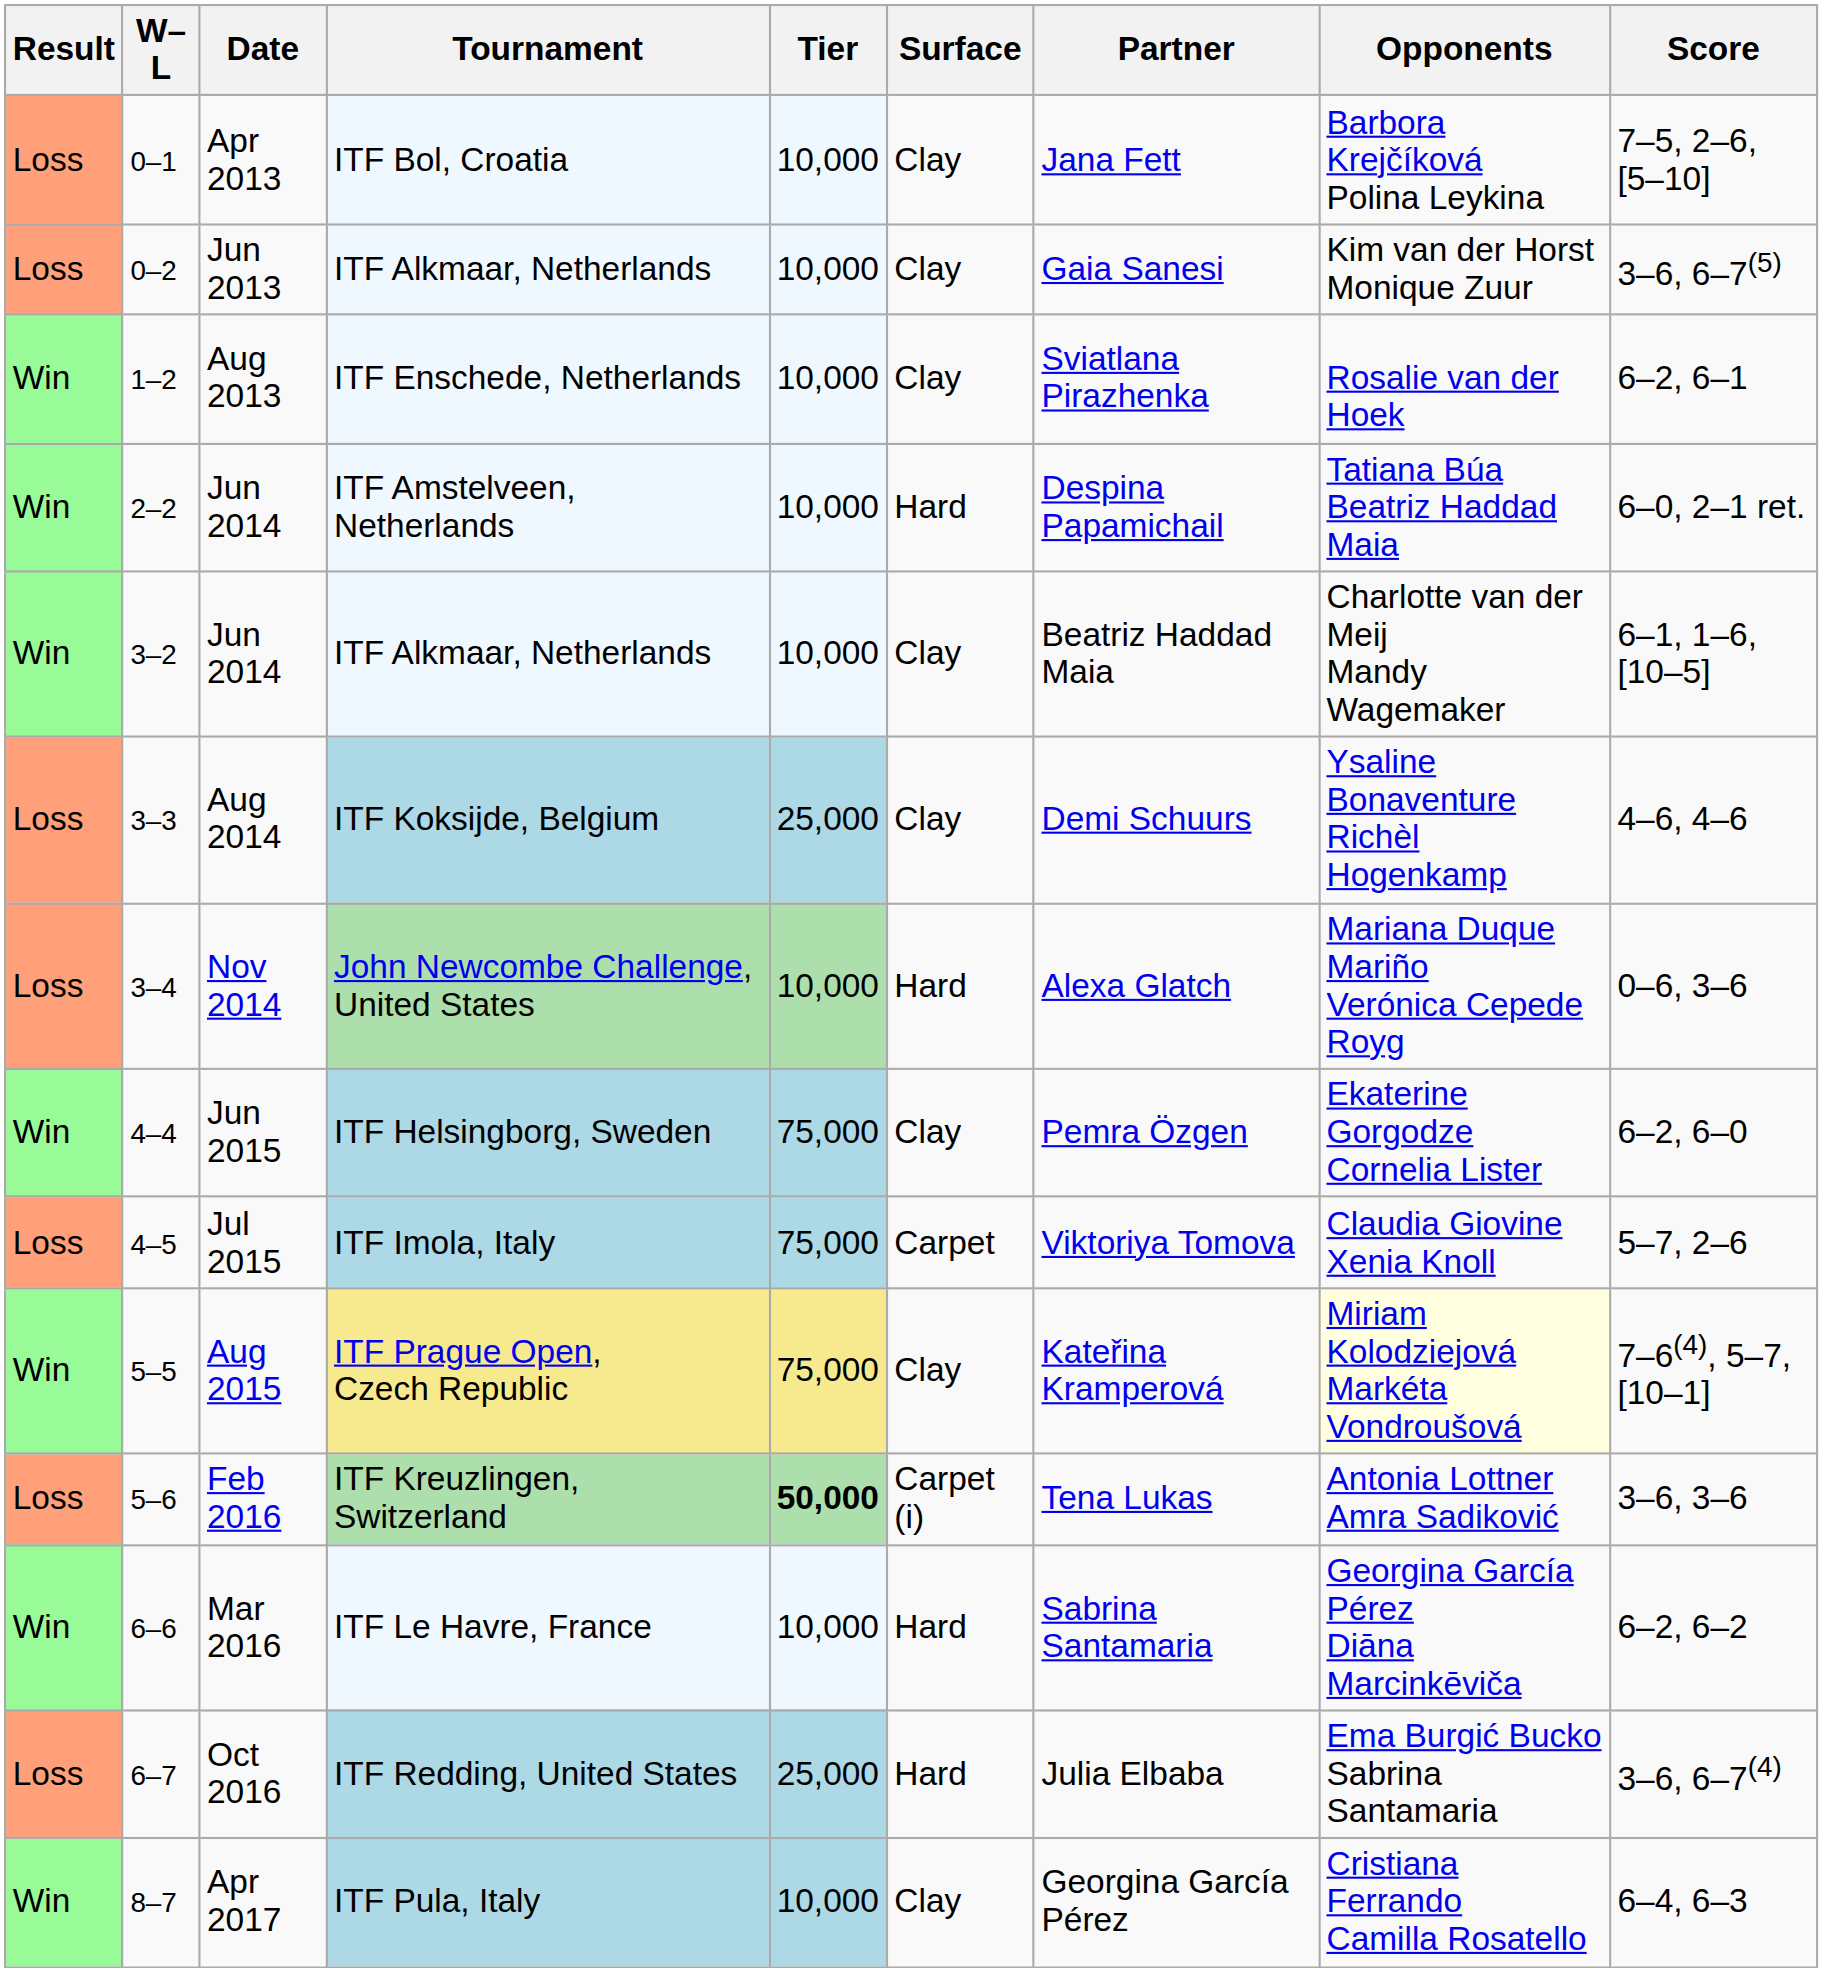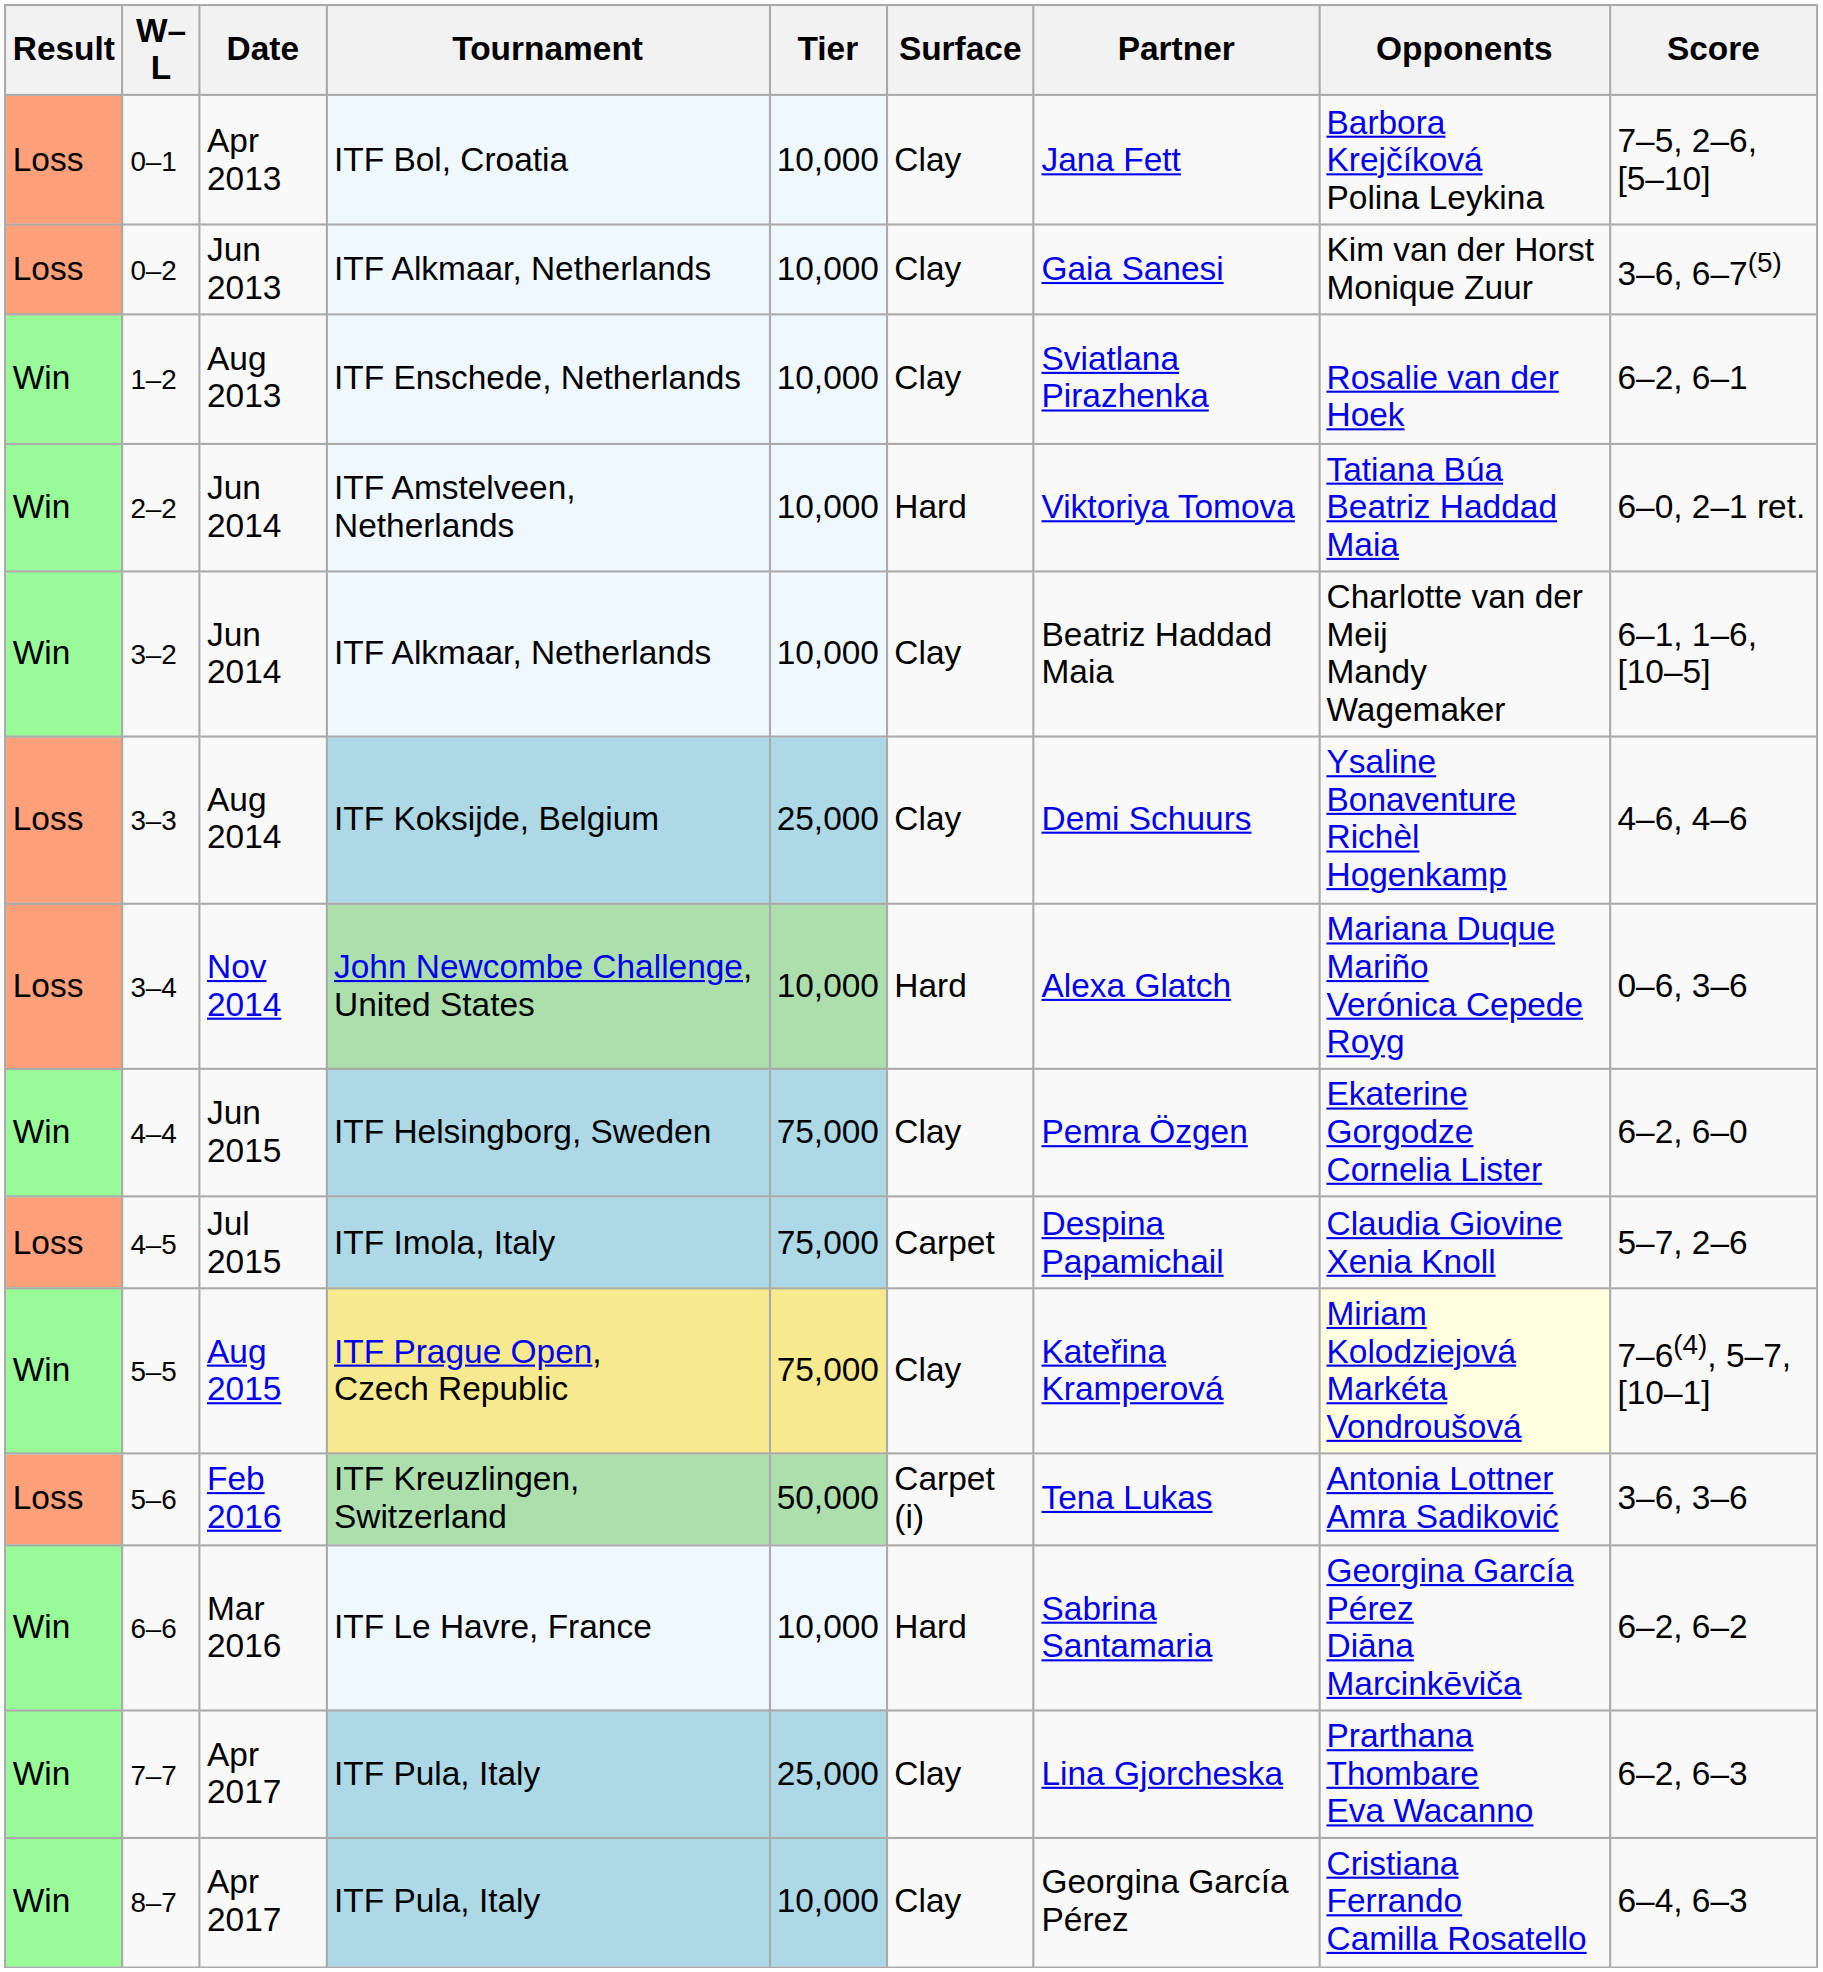(1133, 506) Despina Papamichail -> (1168, 506) Viktoriya Tomova
(1168, 1241) Viktoriya Tomova -> (1133, 1241) Despina Papamichail
(828, 1498) bold -> (828, 1498) normal
- row: (154, 1775)
+ row: (154, 1775)
